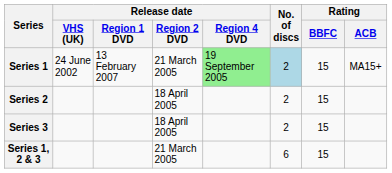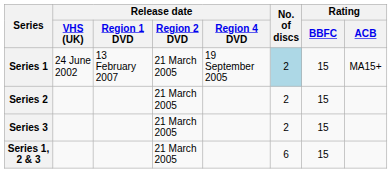(230, 67) lightgreen background -> (230, 67) no background
(171, 100) 18 April 2005 -> (176, 100) 21 March 2005
(171, 127) 18 April 2005 -> (176, 127) 21 March 2005
